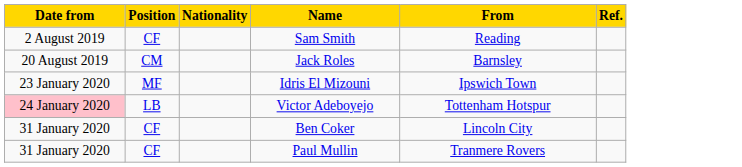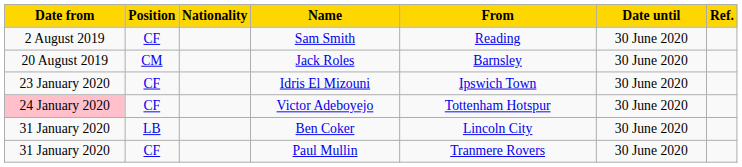+ column: (651, 16)
(152, 83) MF -> (152, 83) CF
(152, 106) LB -> (152, 106) CF
(152, 128) CF -> (152, 128) LB
